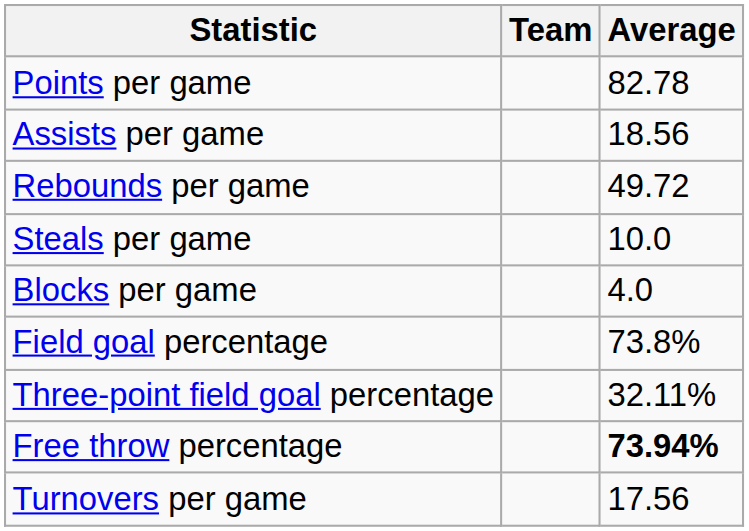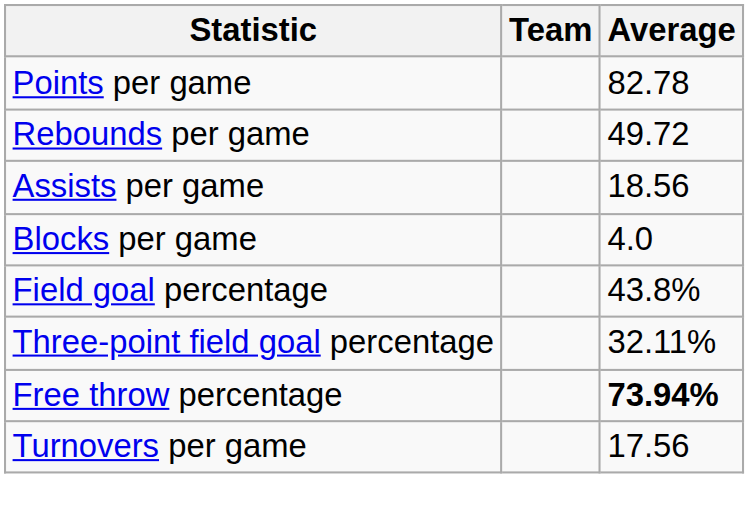rows swapped: (161, 186) <-> (138, 134)
- row: (132, 238)
(654, 342) 73.8% -> (654, 290) 43.8%
